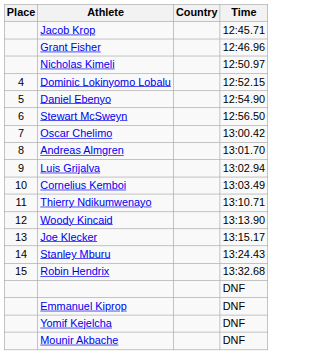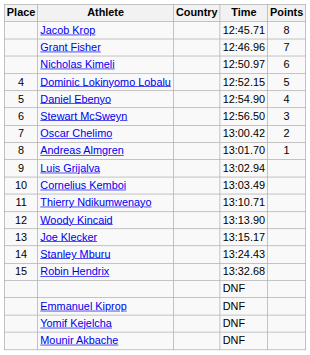+ column: (287, 13)
